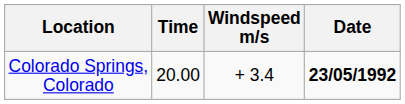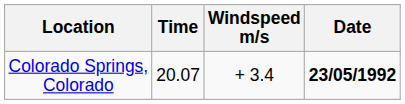(178, 75) 20.00 -> (178, 75) 20.07
